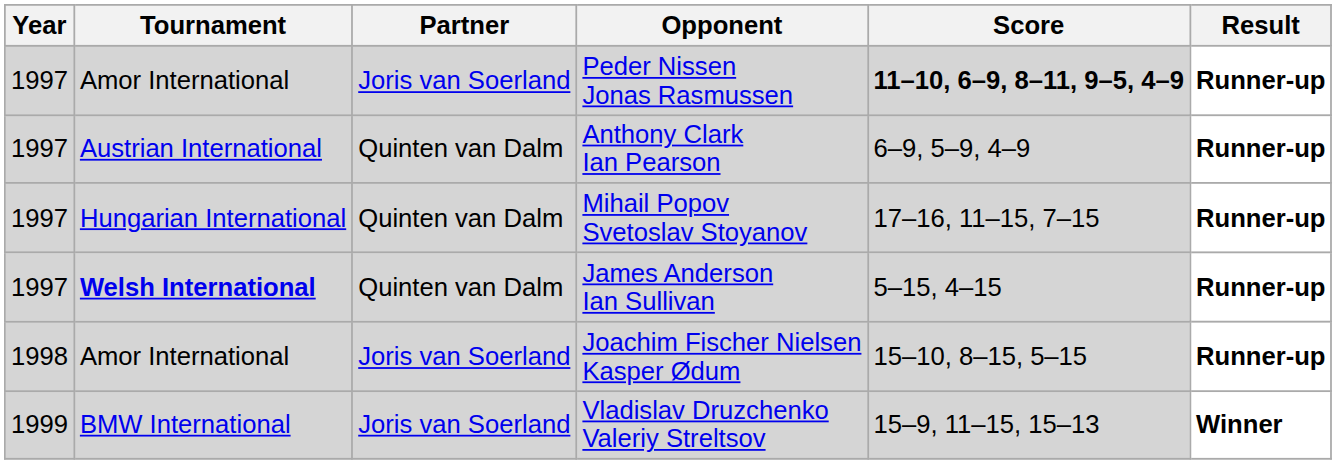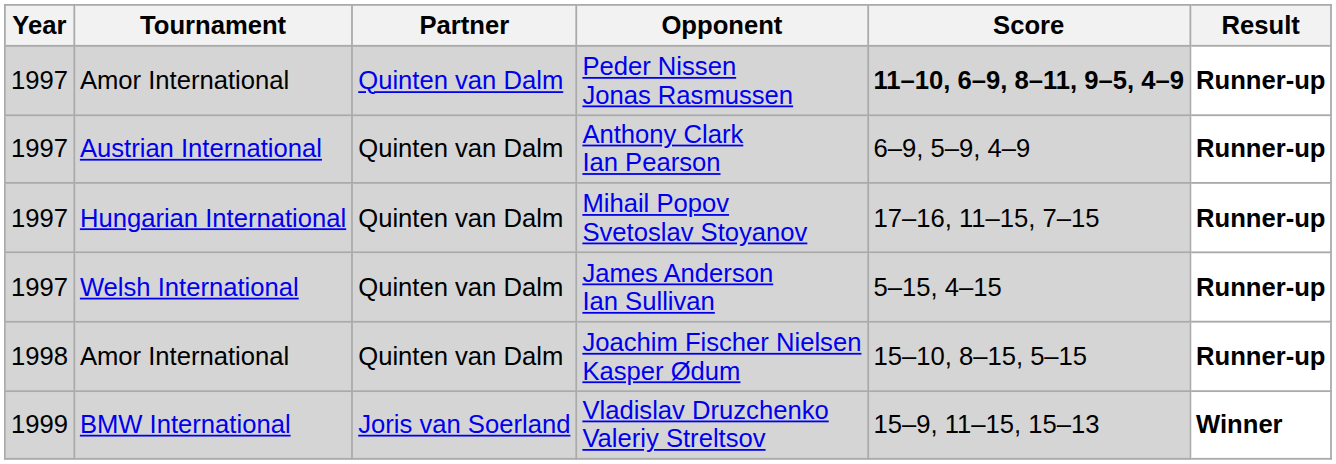(464, 80) Joris van Soerland -> (461, 80) Quinten van Dalm
(198, 287) bold -> (189, 287) normal
(464, 356) Joris van Soerland -> (461, 356) Quinten van Dalm
